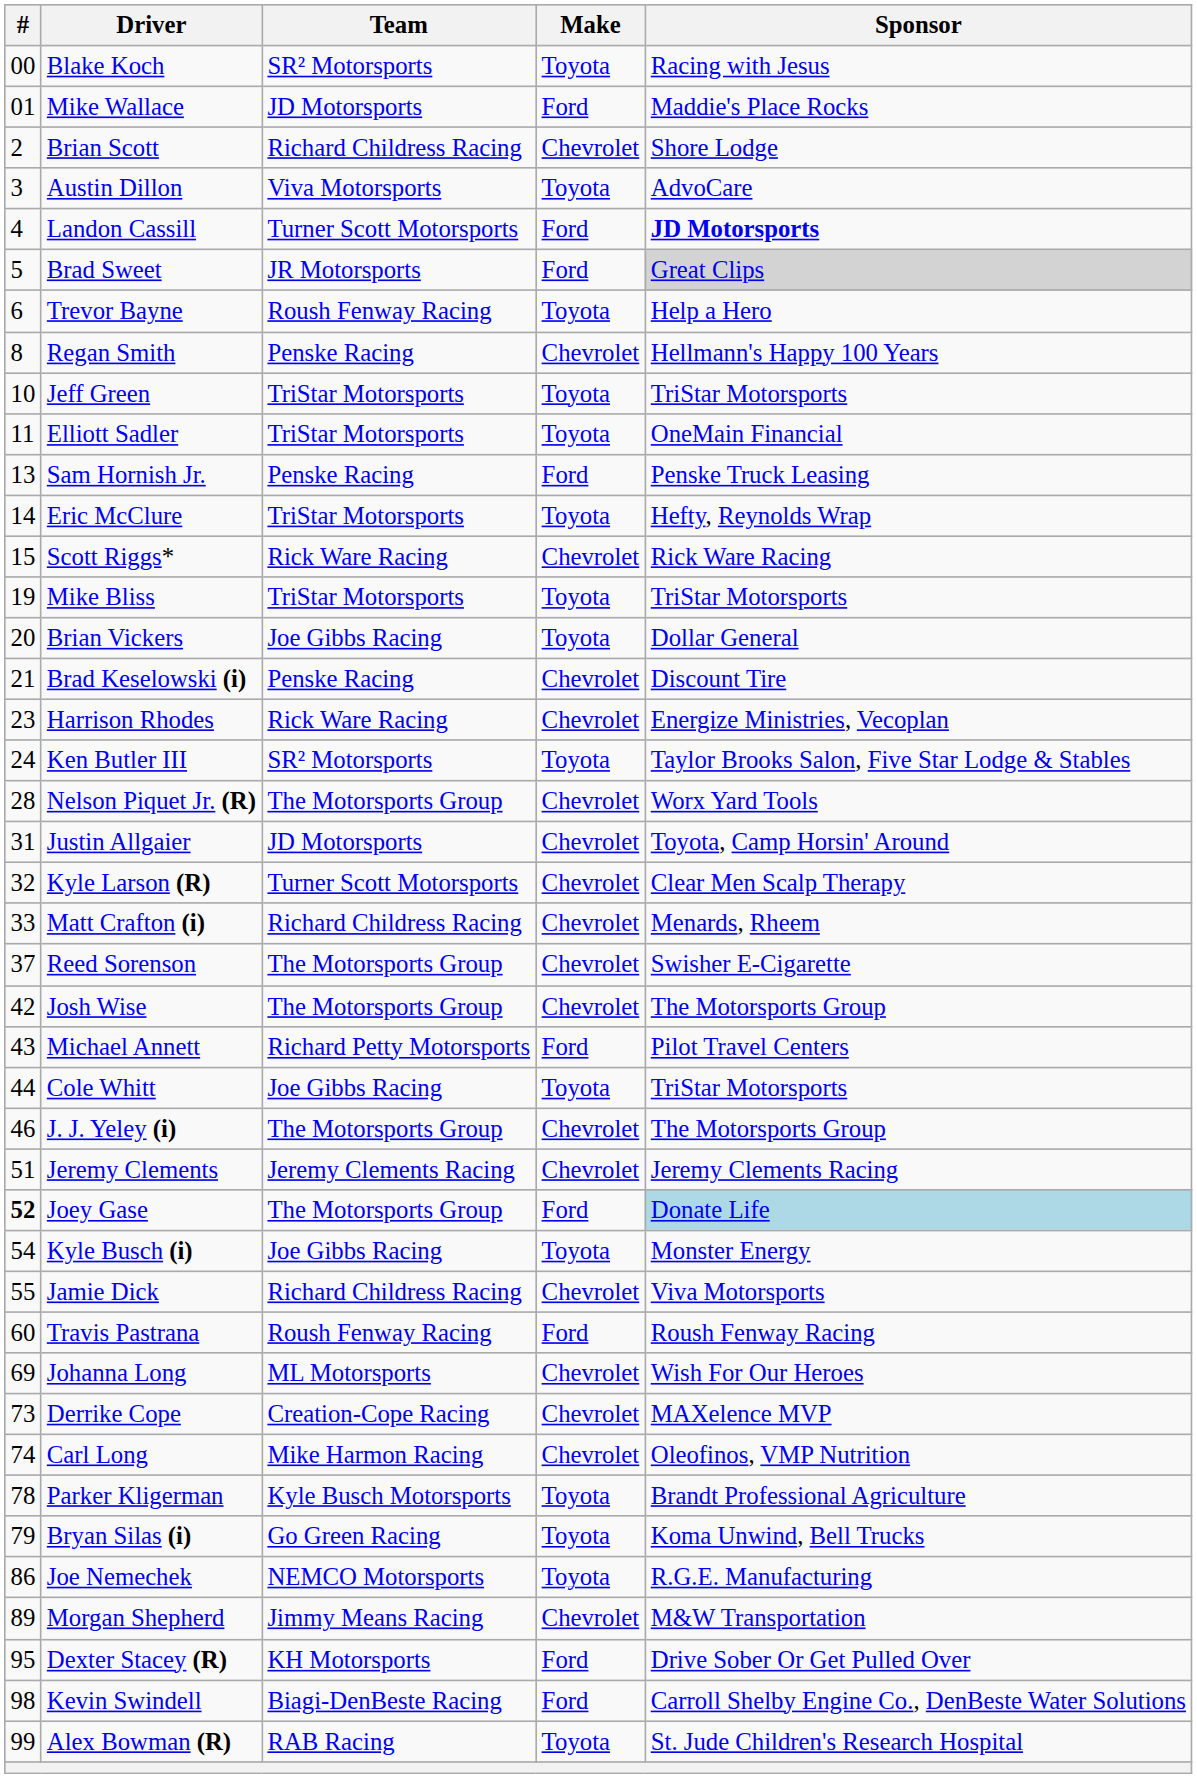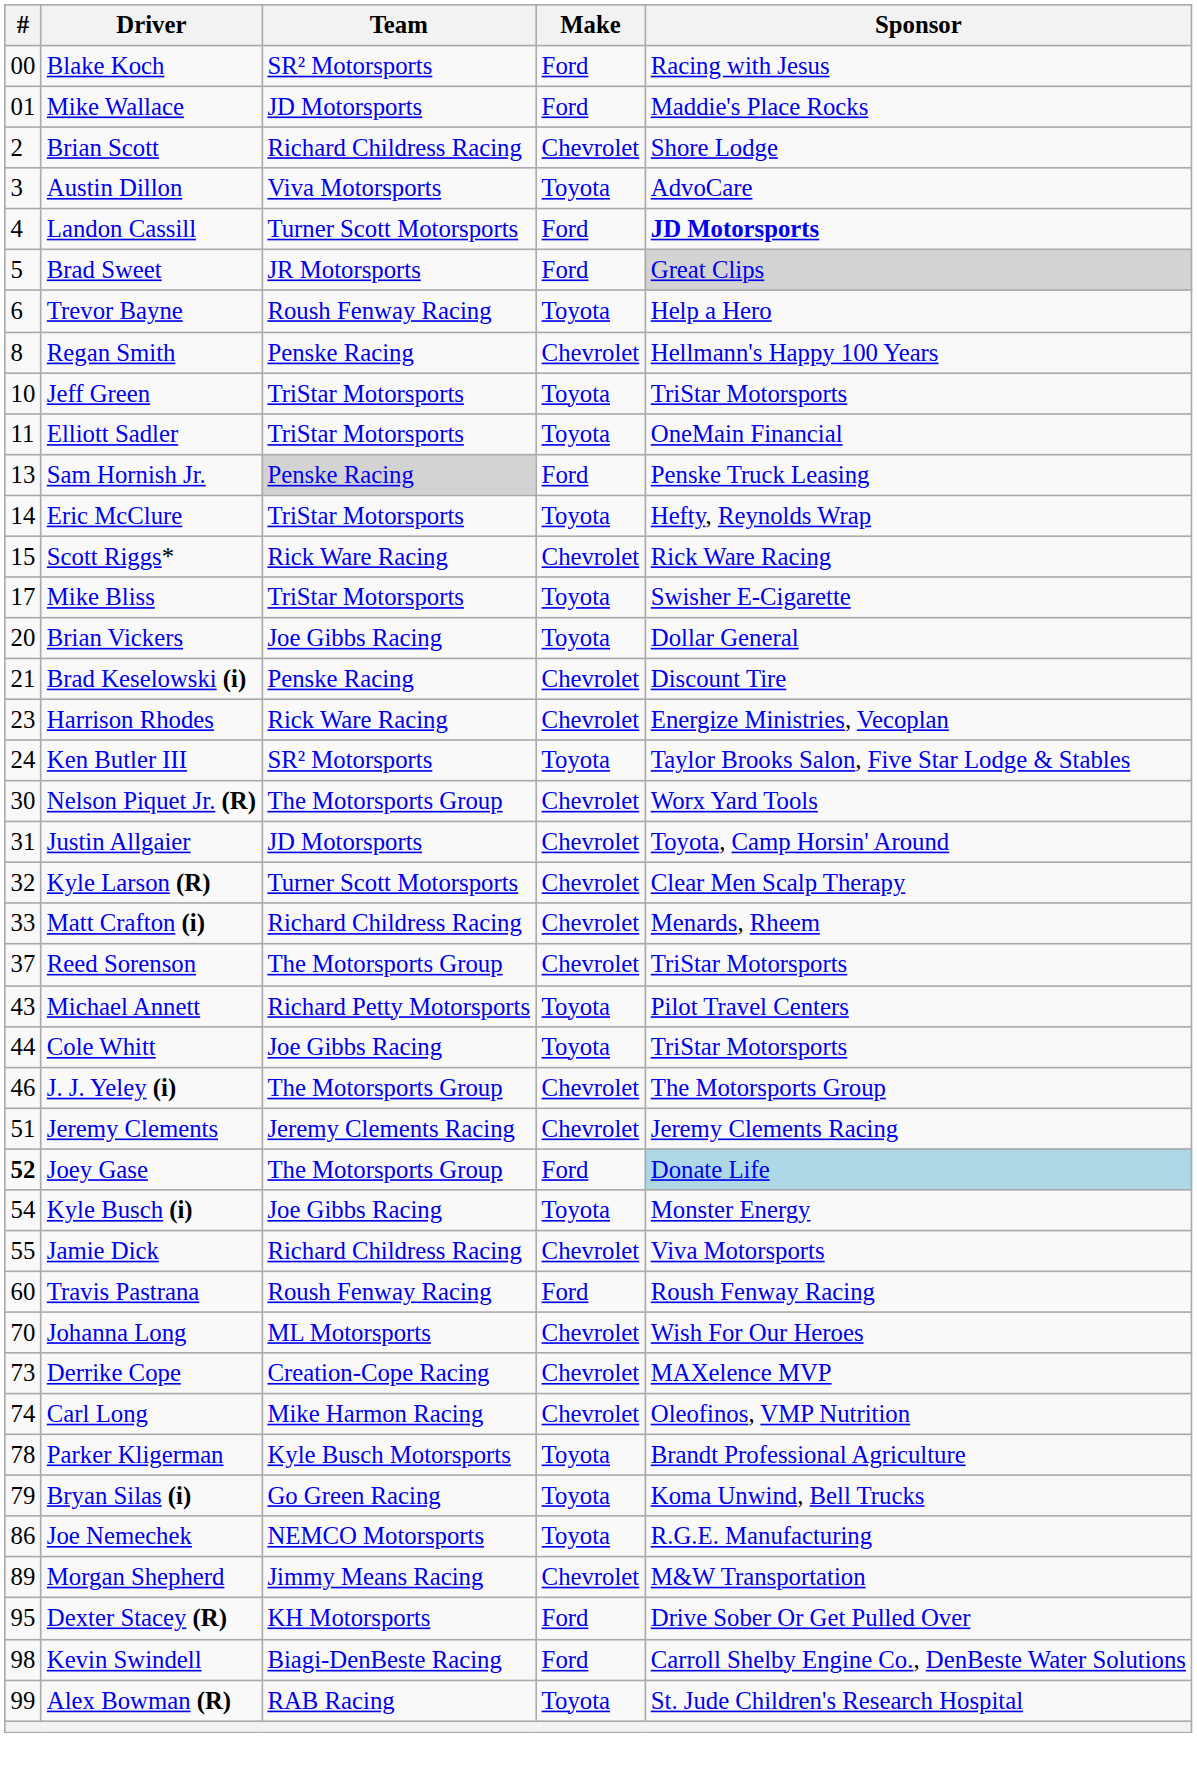(576, 65) Toyota -> (565, 65) Ford
(341, 474) no background -> (341, 474) lightgrey background
(23, 597) 19 -> (23, 597) 17
(749, 597) TriStar Motorsports -> (751, 597) Swisher E-Cigarette
(23, 801) 28 -> (23, 801) 30
(751, 964) Swisher E-Cigarette -> (749, 964) TriStar Motorsports
- row: (97, 1005)
(565, 1046) Ford -> (576, 1005) Toyota
(23, 1373) 69 -> (23, 1332) 70
